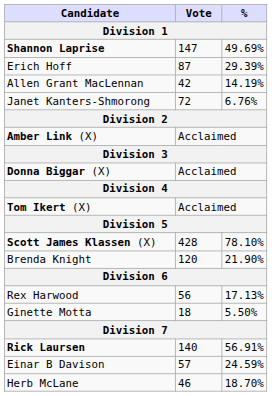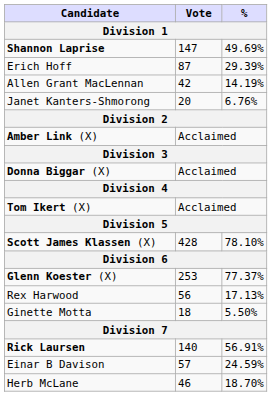(185, 101) 72 -> (185, 101) 20
- row: (49, 259)
+ row: (62, 277)
